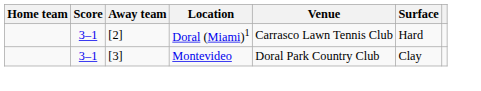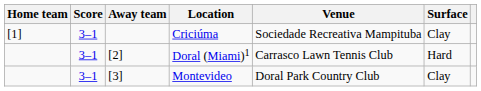+ row: (195, 33)
